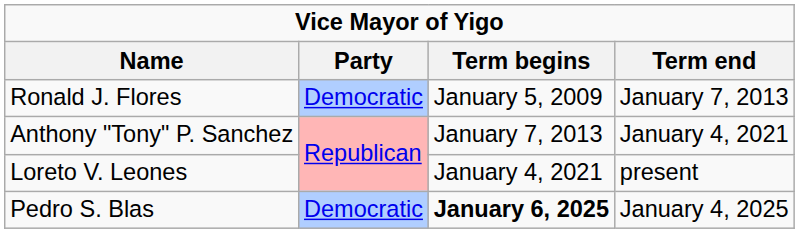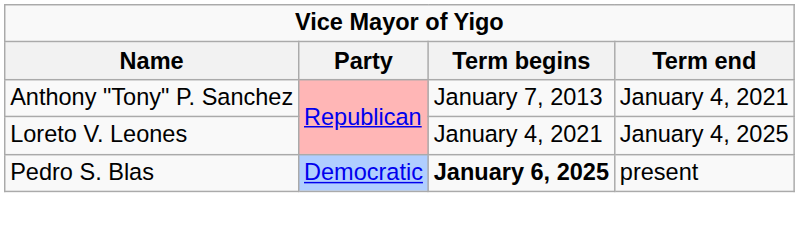- row: (96, 97)
(659, 172) present -> (704, 135) January 4, 2025
(704, 209) January 4, 2025 -> (659, 172) present
